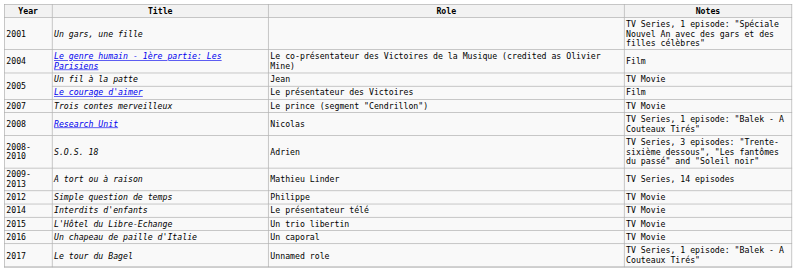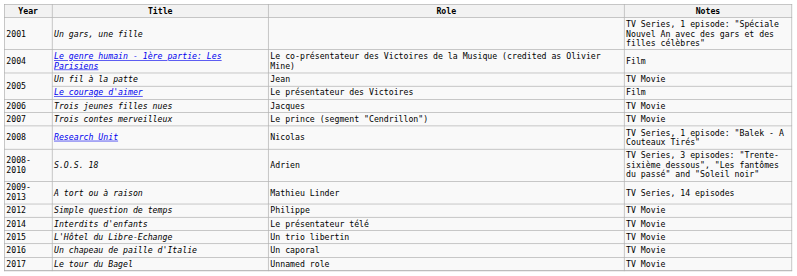+ row: (113, 106)
(705, 255) TV Series, 1 episode: "Balek - A Couteaux Tirés" -> (646, 264) TV Movie
